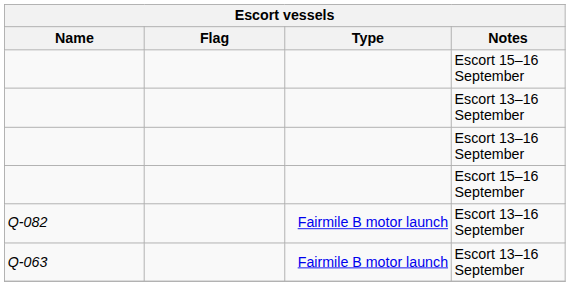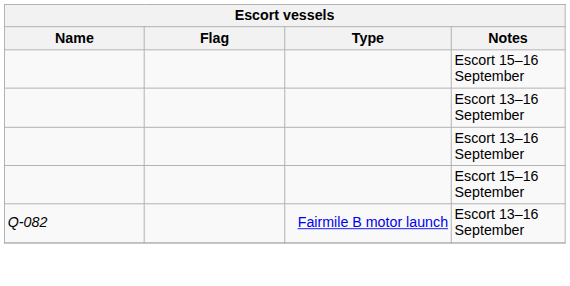- row: (28, 261)
